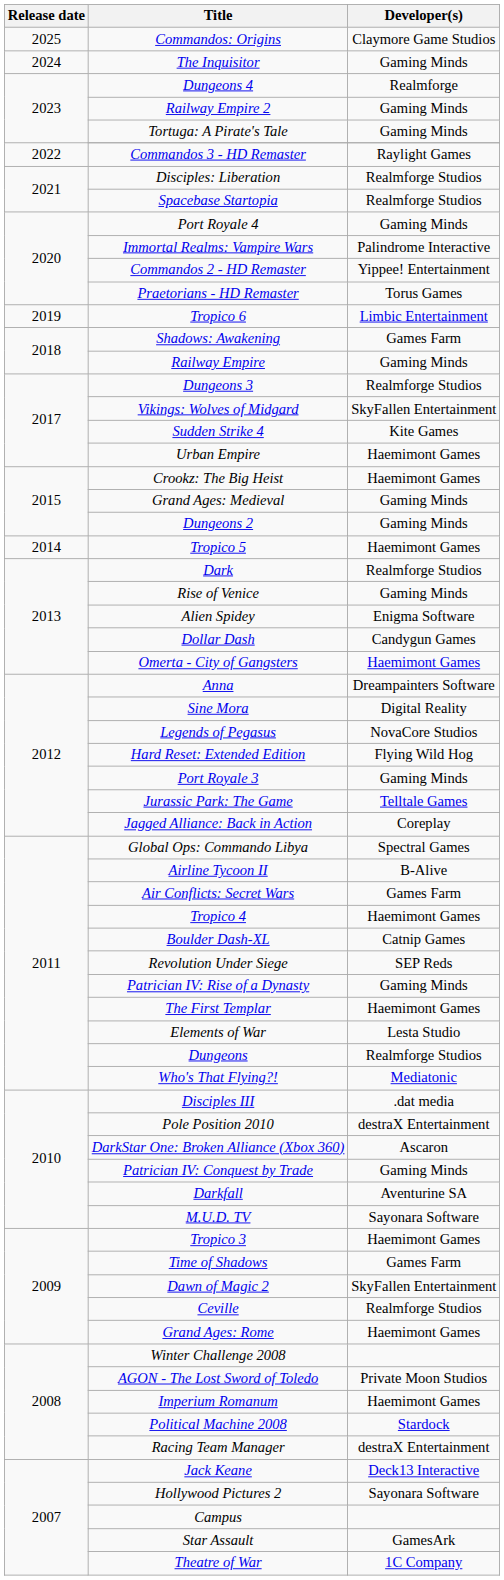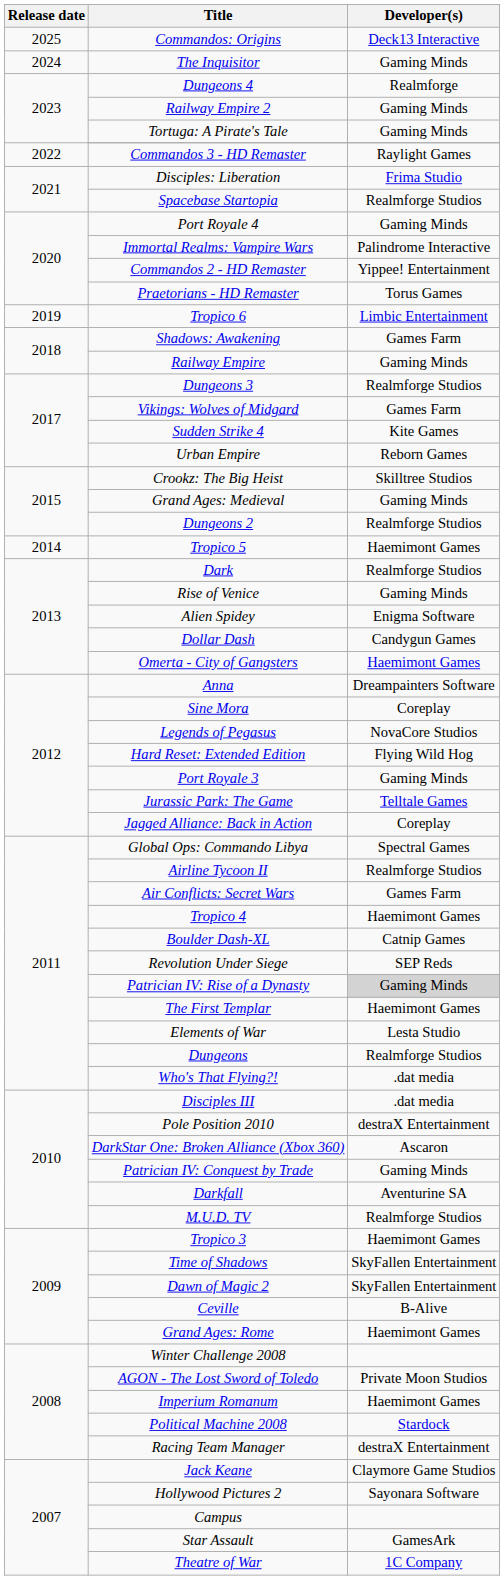(424, 39) Claymore Game Studios -> (424, 39) Deck13 Interactive
(424, 177) Realmforge Studios -> (424, 177) Frima Studio
(424, 408) SkyFallen Entertainment -> (424, 408) Games Farm
(424, 454) Haemimont Games -> (424, 454) Reborn Games
(424, 477) Haemimont Games -> (424, 477) Skilltree Studios
(424, 524) Gaming Minds -> (424, 524) Realmforge Studios
(424, 708) Digital Reality -> (424, 708) Coreplay
(424, 870) B-Alive -> (424, 870) Realmforge Studios
(424, 985) no background -> (424, 985) lightgrey background
(424, 1078) Mediatonic -> (424, 1078) .dat media
(424, 1216) Sayonara Software -> (424, 1216) Realmforge Studios
(424, 1262) Games Farm -> (424, 1262) SkyFallen Entertainment
(424, 1309) Realmforge Studios -> (424, 1309) B-Alive
(424, 1470) Deck13 Interactive -> (424, 1470) Claymore Game Studios
